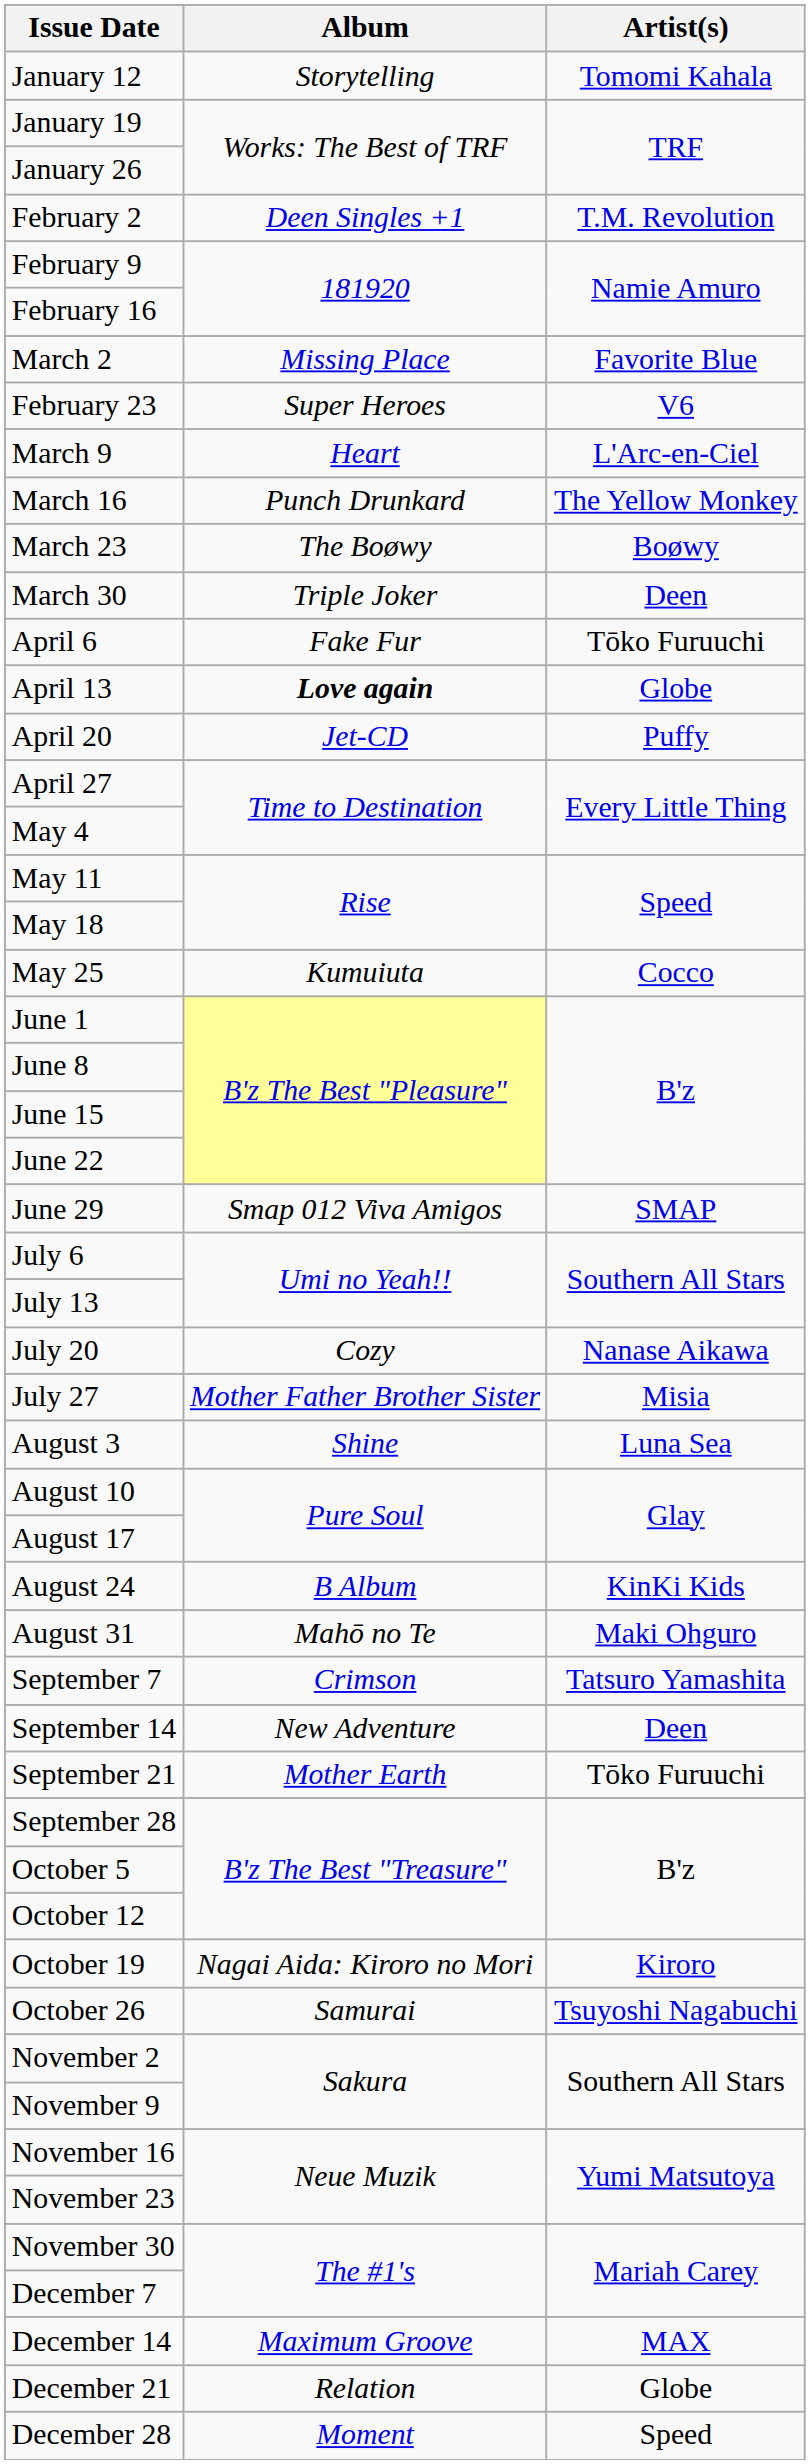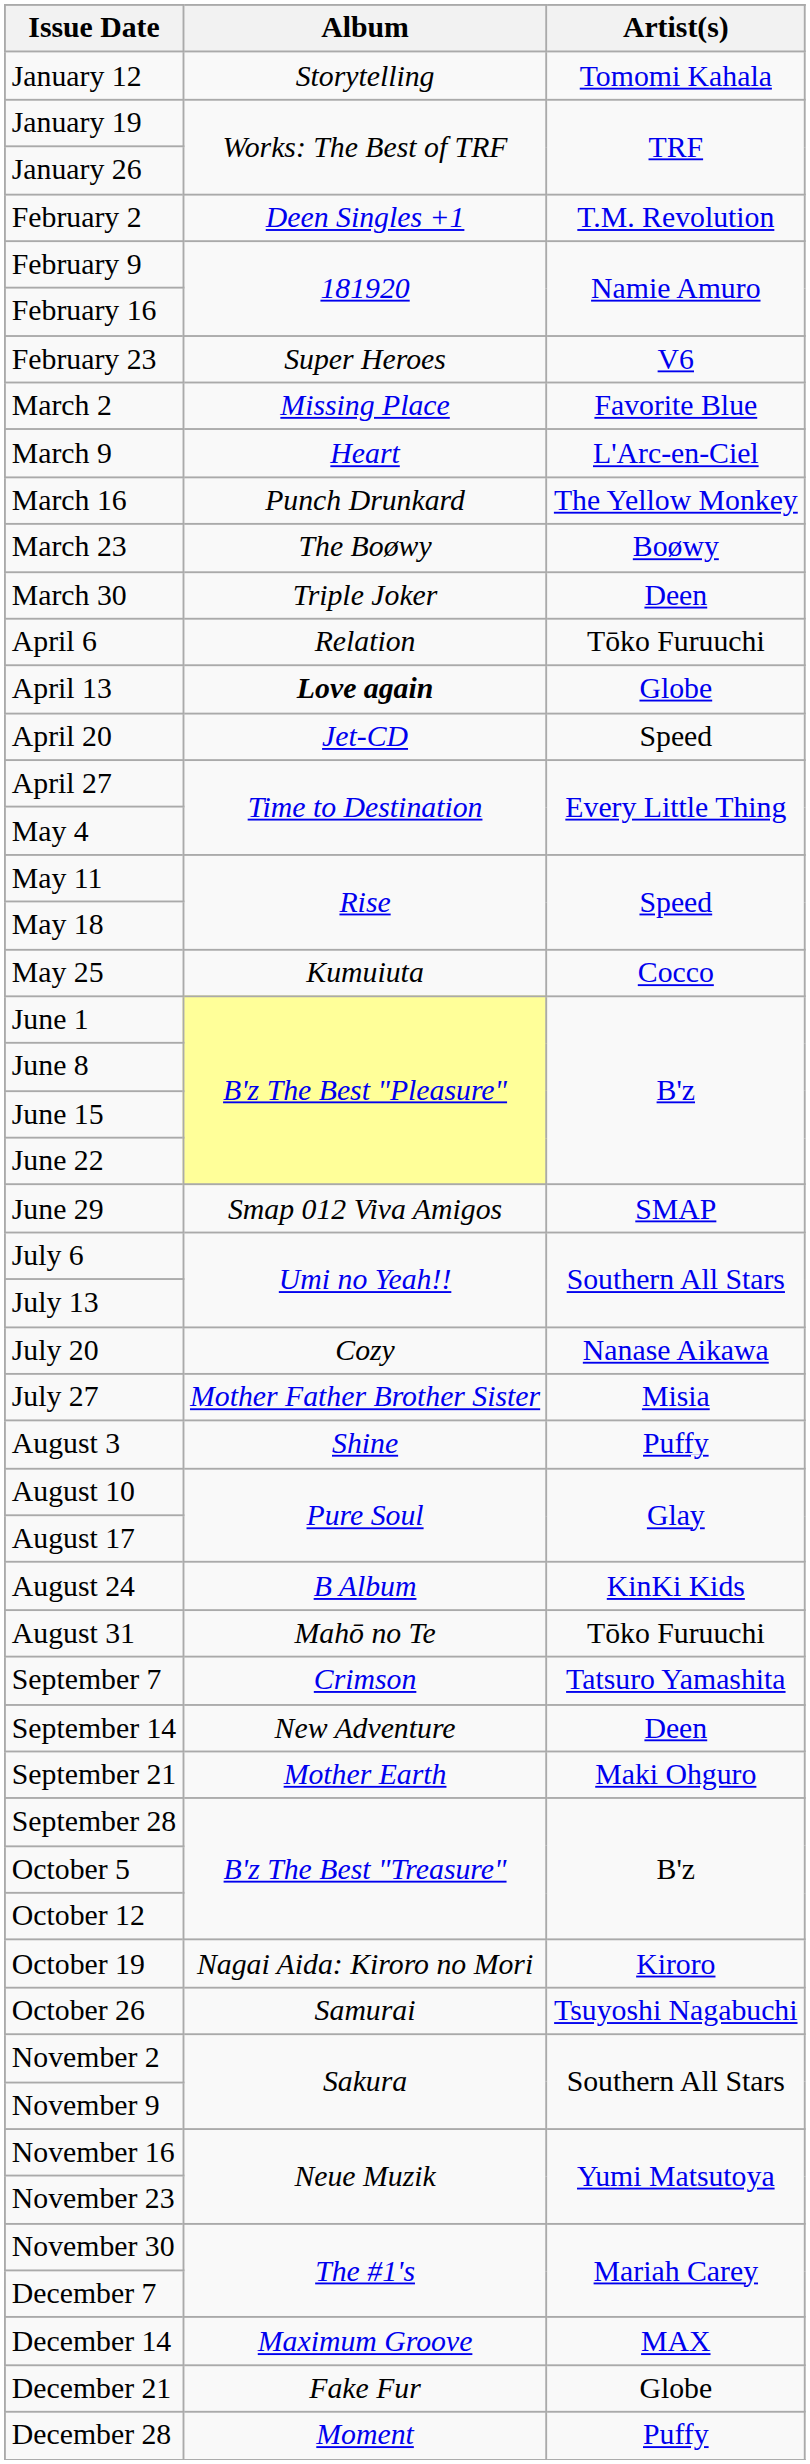rows swapped: (84, 405) <-> (62, 358)
(365, 641) Fake Fur -> (365, 641) Relation
(676, 736) Puffy -> (676, 736) Speed
(676, 1444) Luna Sea -> (676, 1444) Puffy
(676, 1632) Maki Ohguro -> (676, 1632) Tōko Furuuchi
(676, 1774) Tōko Furuuchi -> (676, 1774) Maki Ohguro
(365, 2387) Relation -> (365, 2387) Fake Fur
(676, 2435) Speed -> (676, 2435) Puffy
